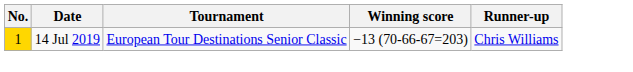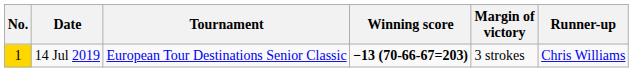+ column: (505, 24)
(411, 39) normal -> (411, 55) bold
